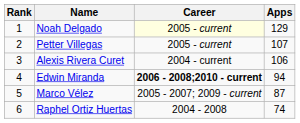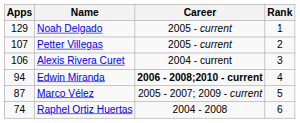columns swapped: (19, 12) <-> (280, 12)
(199, 28) lightyellow background -> (200, 28) no background
